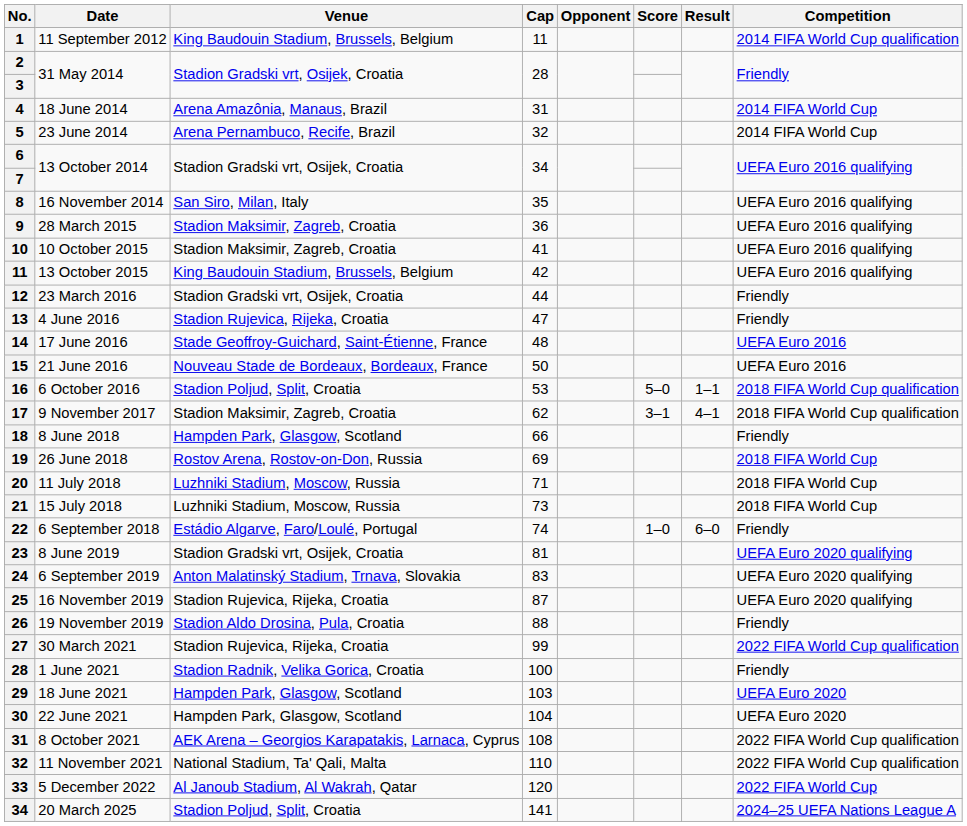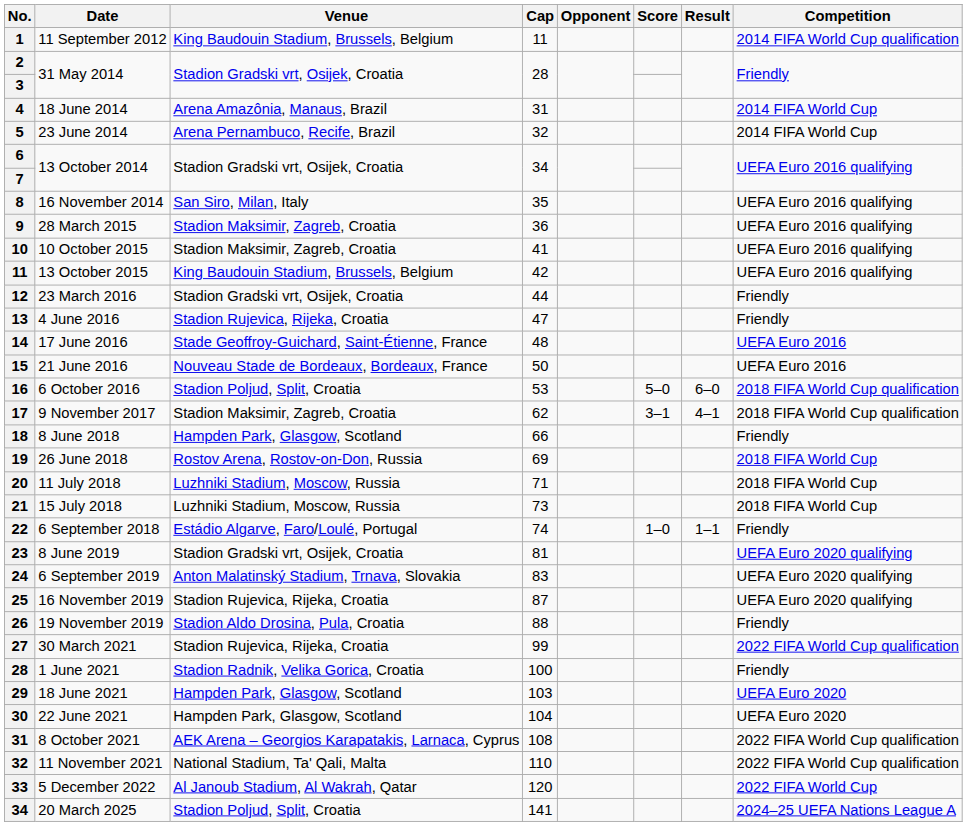(707, 389) 1–1 -> (707, 389) 6–0
(707, 529) 6–0 -> (707, 529) 1–1
